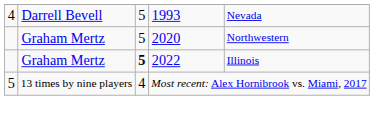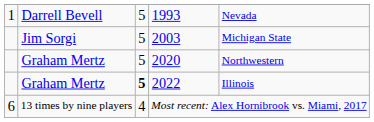(11, 15) 4 -> (11, 15) 1
+ row: (166, 38)
(11, 83) 5 -> (11, 106) 6
